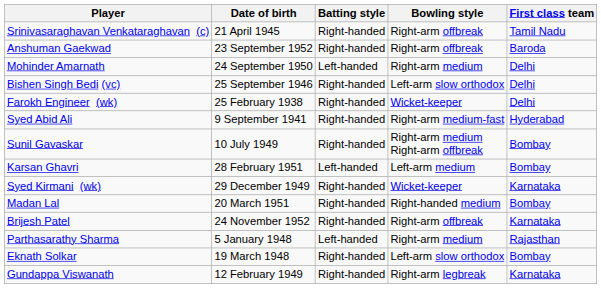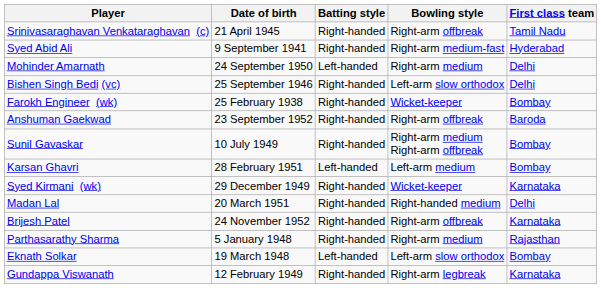rows swapped: (40, 119) <-> (59, 48)
(522, 102) Delhi -> (530, 102) Bombay
(530, 203) Bombay -> (522, 203) Delhi
(348, 239) Left-handed -> (352, 239) Right-handed
(352, 256) Right-handed -> (348, 256) Left-handed
